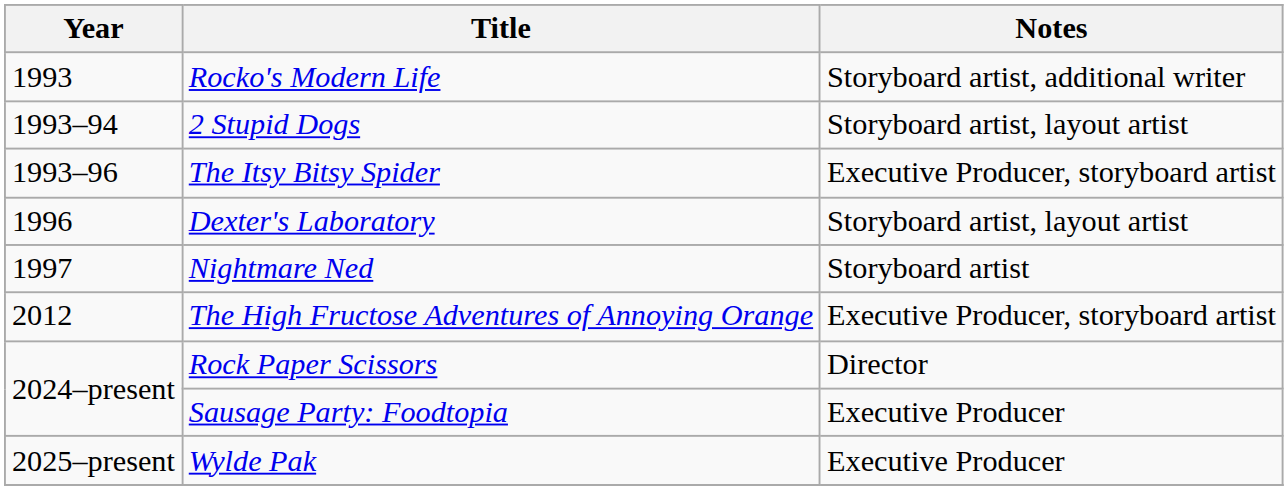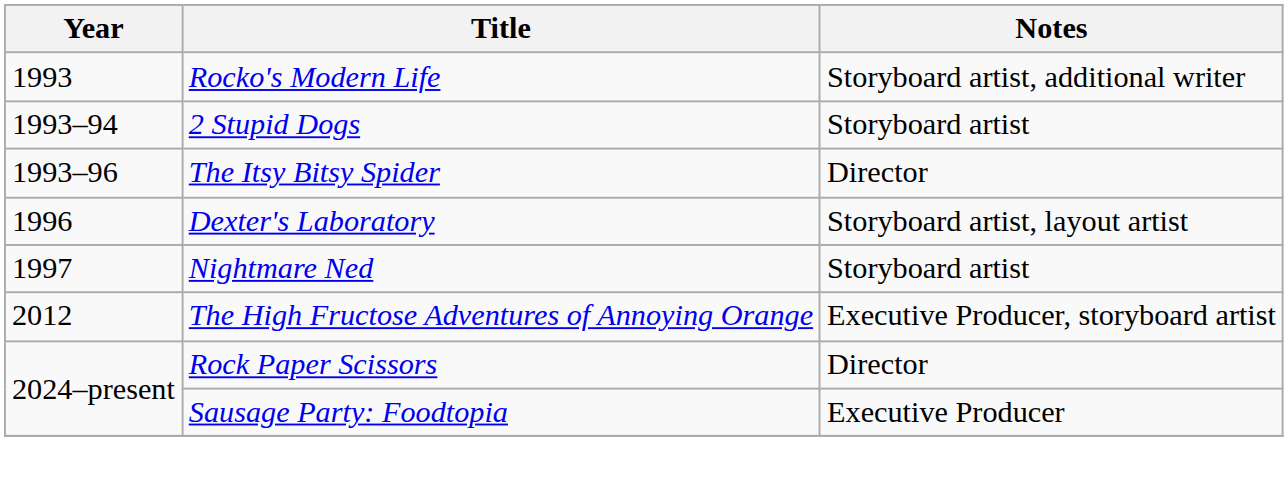(1008, 124) Storyboard artist, layout artist -> (928, 124) Storyboard artist
(1051, 172) Executive Producer, storyboard artist -> (877, 172) Director
- row: (252, 460)
